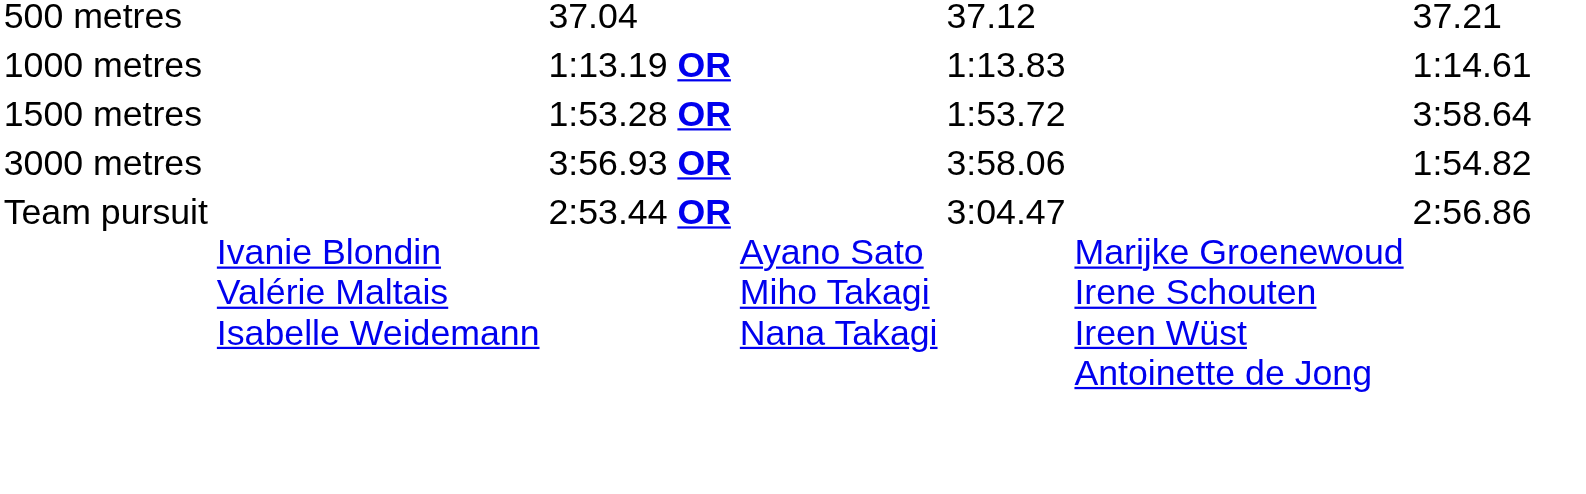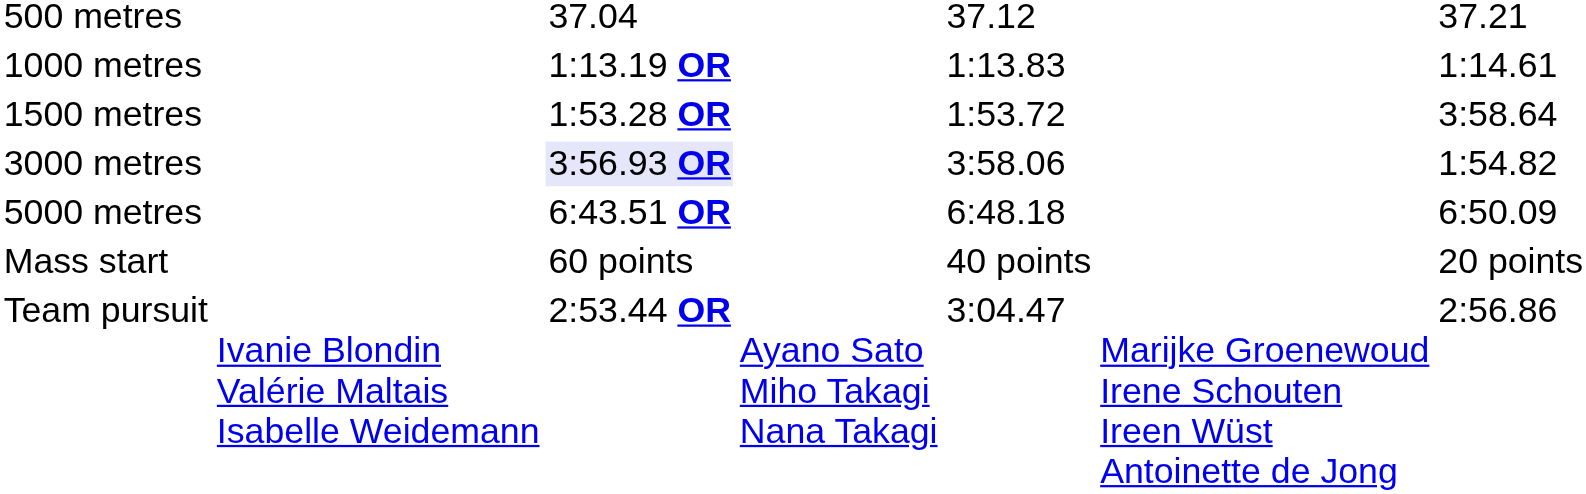(640, 163) no background -> (640, 163) lavender background
+ row: (103, 212)
+ row: (86, 261)
